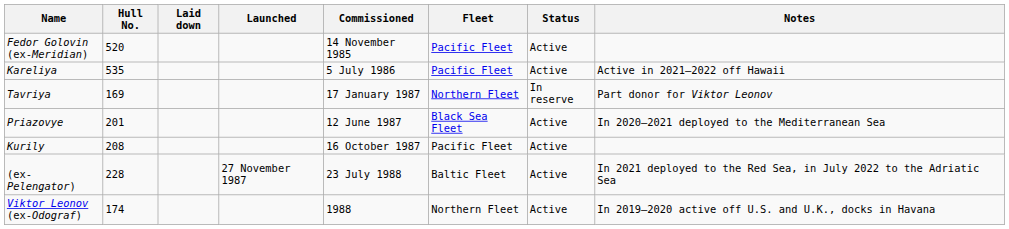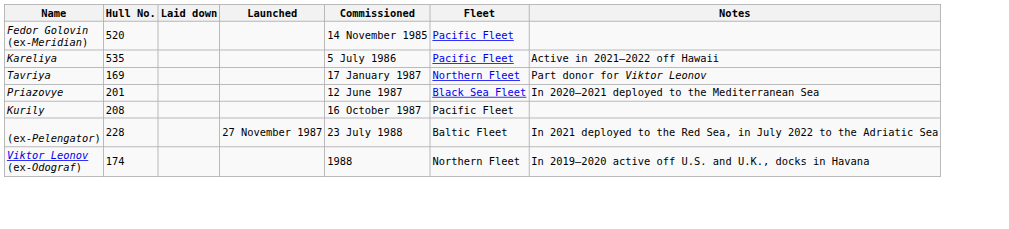- column: (561, 19)
